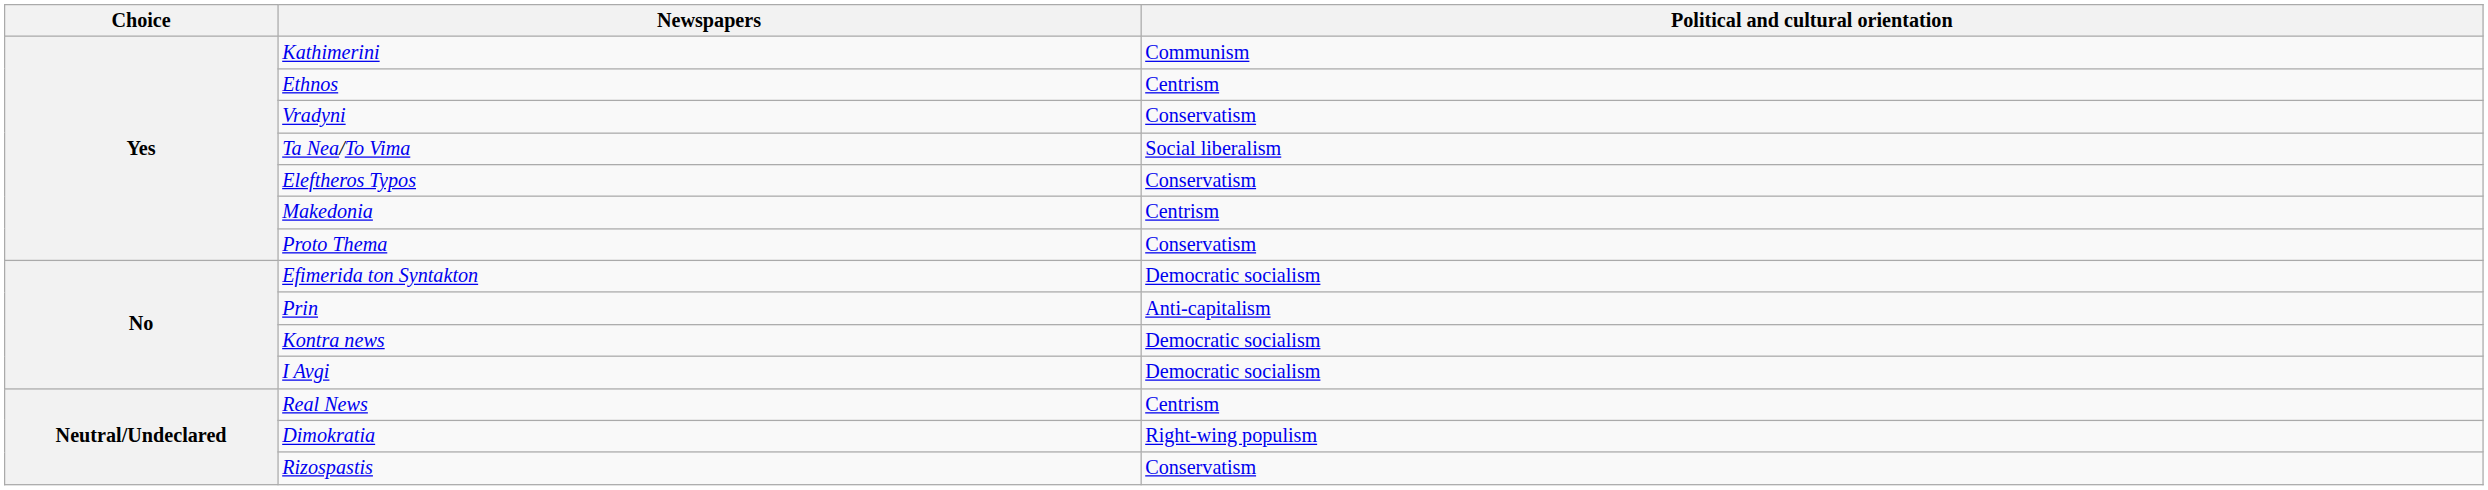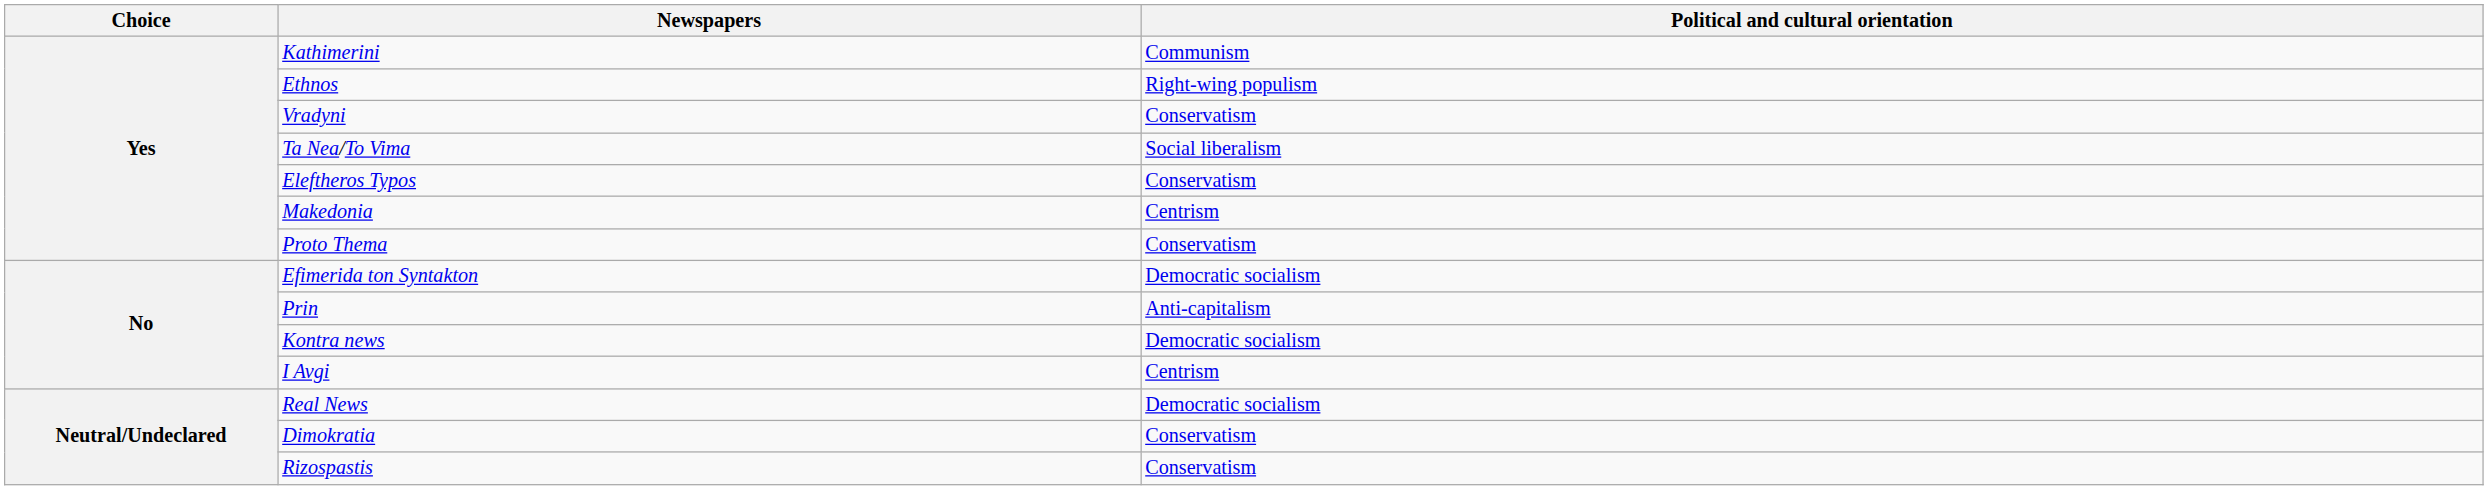(1182, 84) Centrism -> (1231, 84) Right-wing populism
(1233, 372) Democratic socialism -> (1182, 372) Centrism
(1182, 404) Centrism -> (1233, 404) Democratic socialism
(1231, 436) Right-wing populism -> (1201, 436) Conservatism
